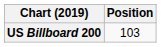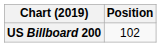(130, 32) 103 -> (130, 32) 102
